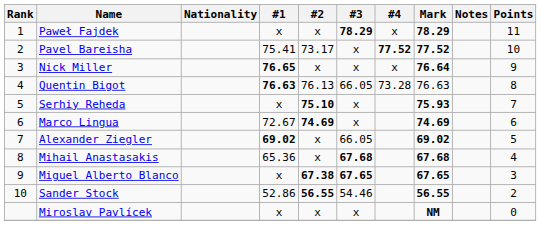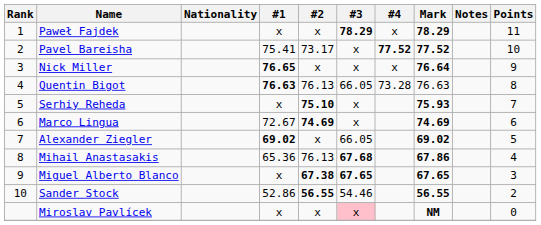(318, 158) x -> (318, 158) 76.13
(433, 158) 67.68 -> (433, 158) 67.86
(356, 212) no background -> (356, 212) pink background
